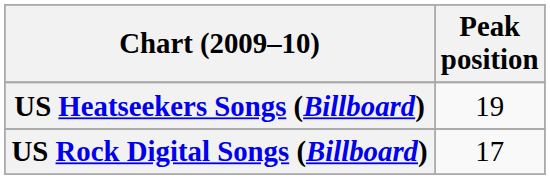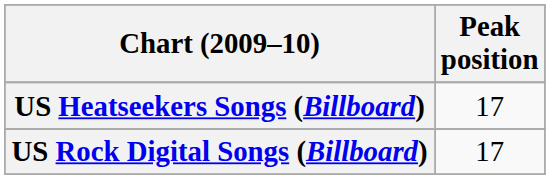(490, 105) 19 -> (490, 105) 17
